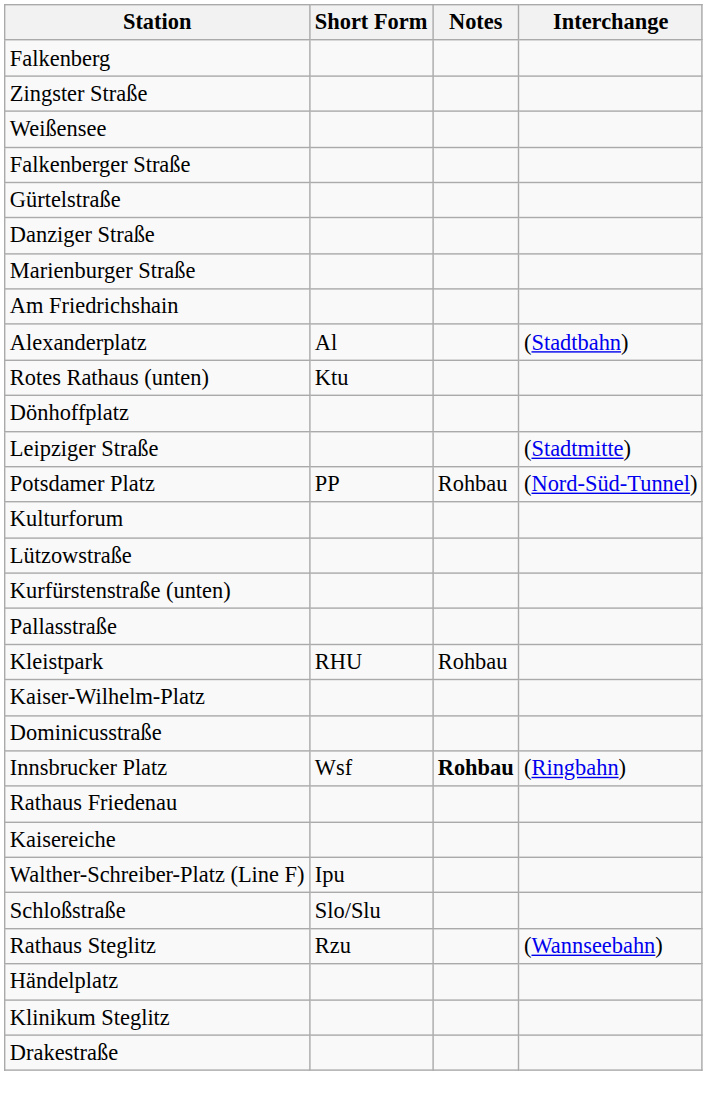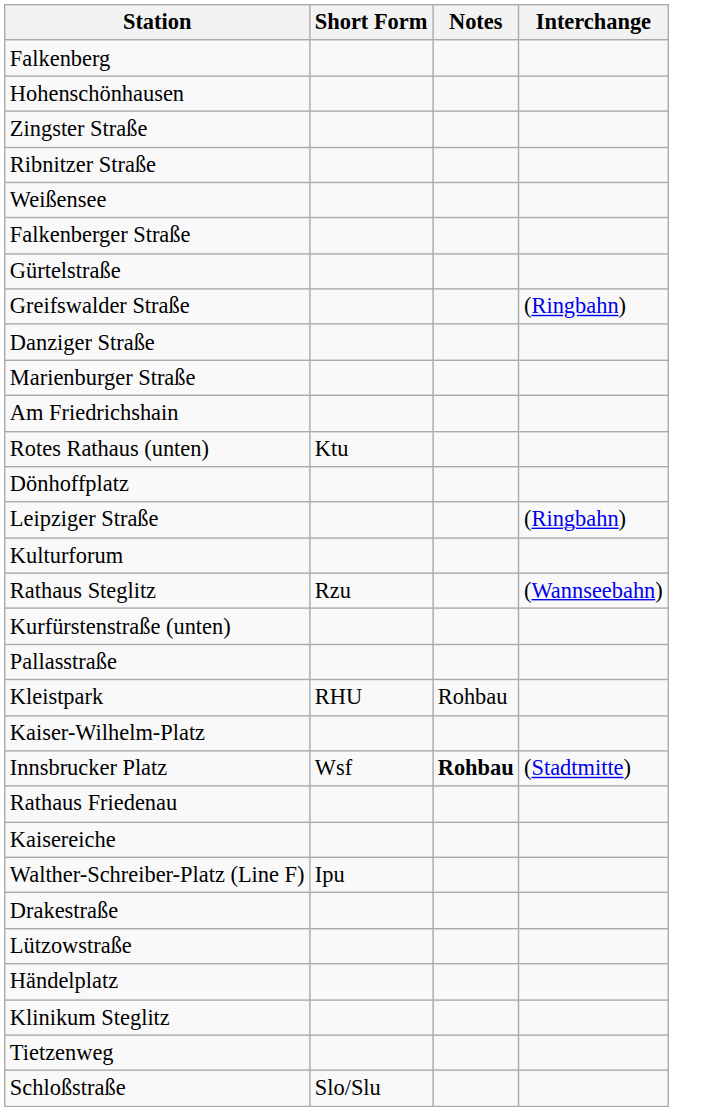+ row: (97, 93)
+ row: (83, 164)
+ row: (100, 306)
- row: (78, 341)
(578, 448) (Stadtmitte) -> (575, 519) (Ringbahn)
- row: (82, 484)
rows swapped: (71, 555) <-> (83, 945)
- row: (86, 732)
(575, 768) (Ringbahn) -> (578, 768) (Stadtmitte)
rows swapped: (68, 910) <-> (64, 1052)
+ row: (62, 1052)
